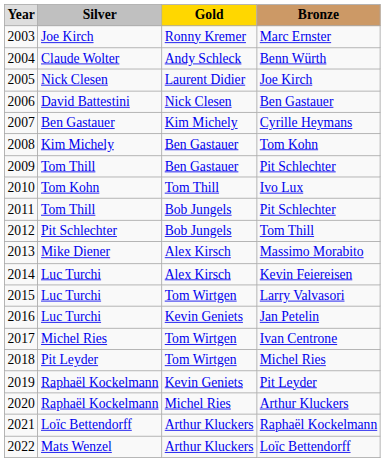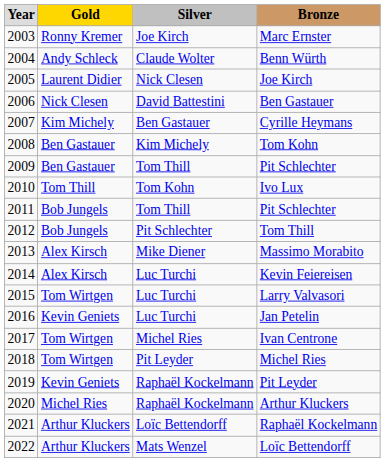columns swapped: (209, 15) <-> (100, 15)
